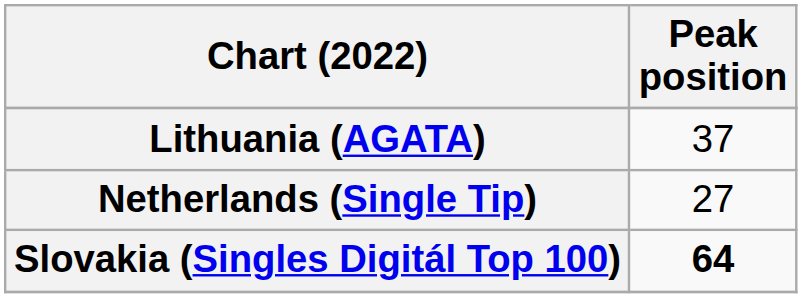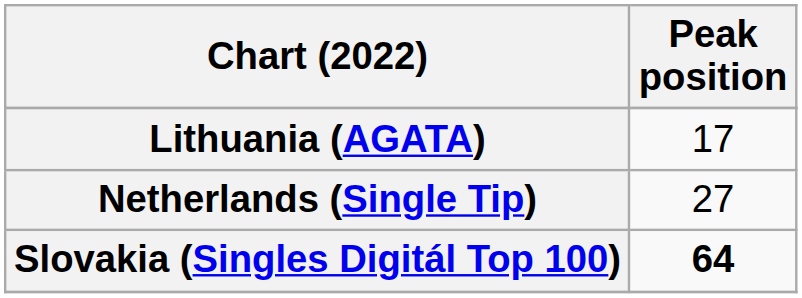(713, 138) 37 -> (713, 138) 17
